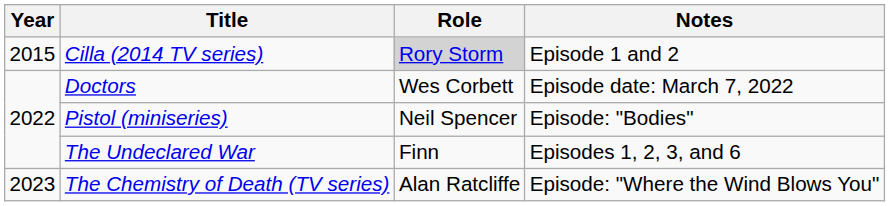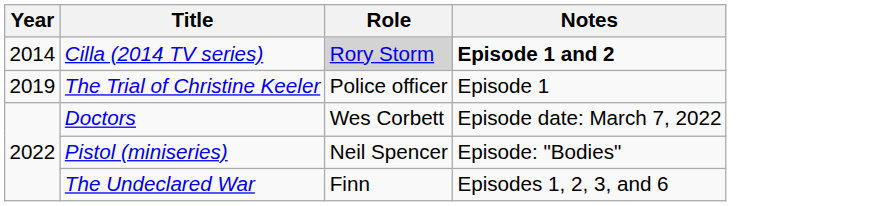(32, 53) 2015 -> (32, 53) 2014
(604, 53) normal -> (536, 53) bold
+ row: (193, 86)
- row: (227, 184)
